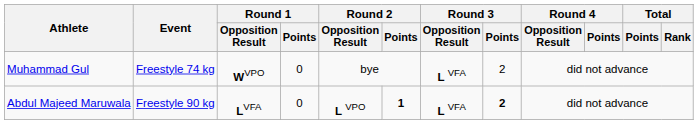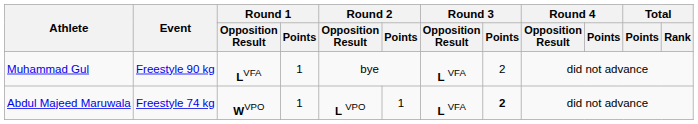(175, 69) Freestyle 74 kg -> (175, 69) Freestyle 90 kg
(249, 76) WVPO -> (249, 76) LVFA
(300, 69) 0 -> (300, 69) 1
(175, 103) Freestyle 90 kg -> (175, 103) Freestyle 74 kg
(249, 110) LVFA -> (249, 110) WVPO
(300, 103) 0 -> (300, 103) 1
(401, 103) bold -> (401, 103) normal
